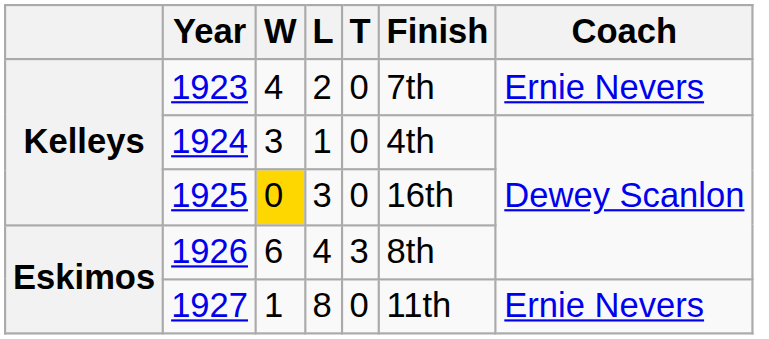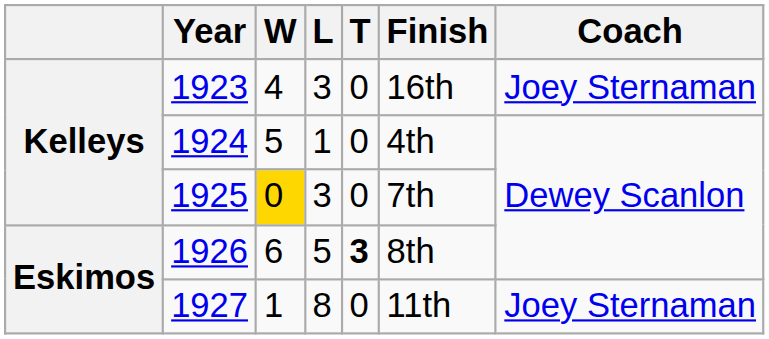(322, 86) 2 -> (322, 86) 3
(411, 86) 7th -> (420, 86) 16th
(604, 86) Ernie Nevers -> (630, 86) Joey Sternaman
(274, 141) 3 -> (274, 141) 5
(420, 196) 16th -> (411, 196) 7th
(322, 251) 4 -> (322, 251) 5
(359, 251) normal -> (359, 251) bold
(604, 305) Ernie Nevers -> (630, 305) Joey Sternaman
